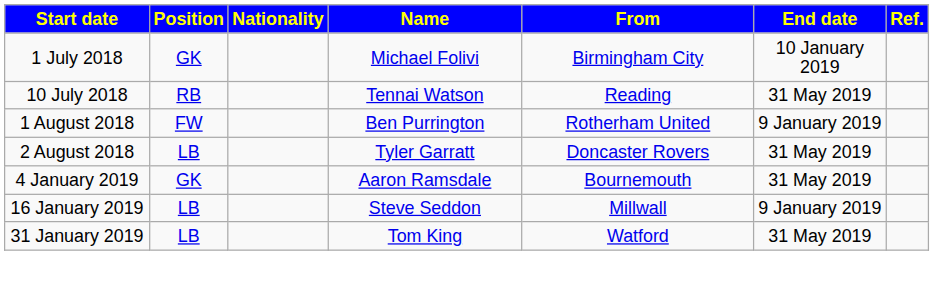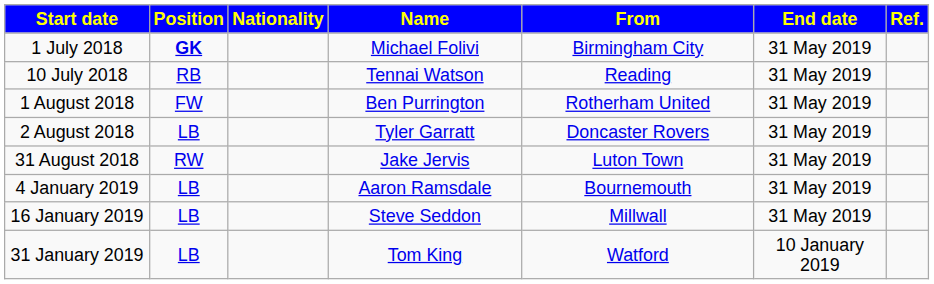(189, 57) normal -> (189, 47) bold
(820, 57) 10 January 2019 -> (820, 47) 31 May 2019
(820, 124) 9 January 2019 -> (820, 104) 31 May 2019
+ row: (77, 160)
(189, 180) GK -> (189, 188) LB
(820, 208) 9 January 2019 -> (820, 217) 31 May 2019
(820, 236) 31 May 2019 -> (820, 255) 10 January 2019
